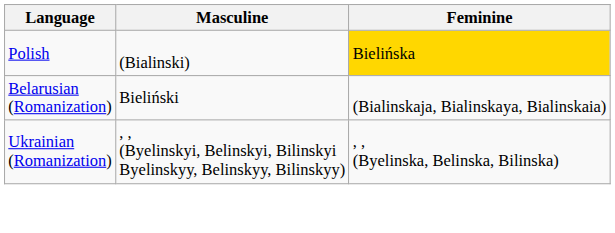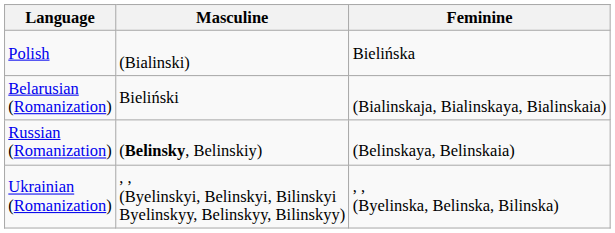(384, 52) gold background -> (384, 52) no background
+ row: (60, 142)
